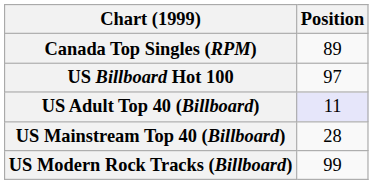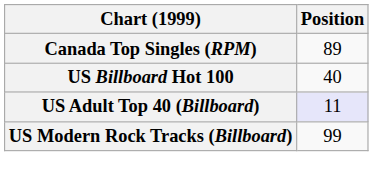(333, 77) 97 -> (333, 77) 40
- row: (151, 135)
